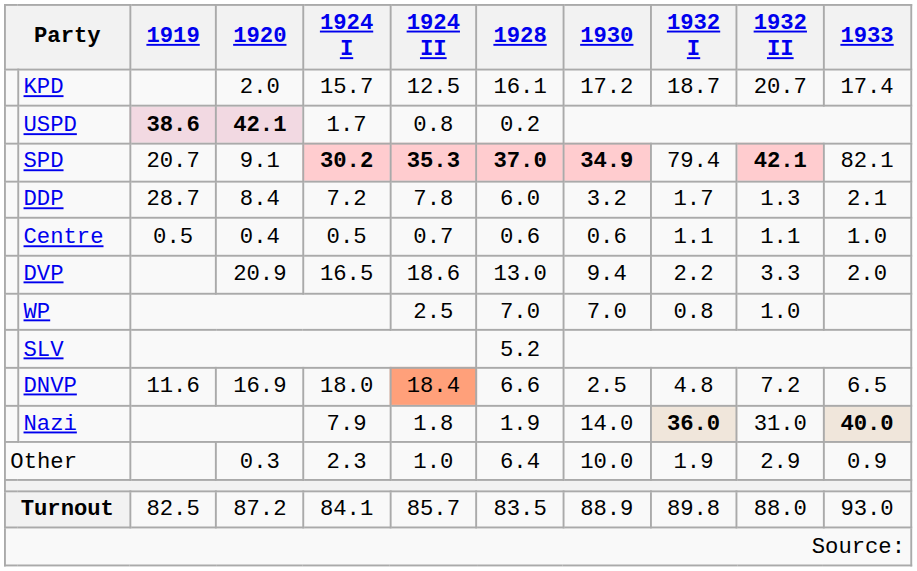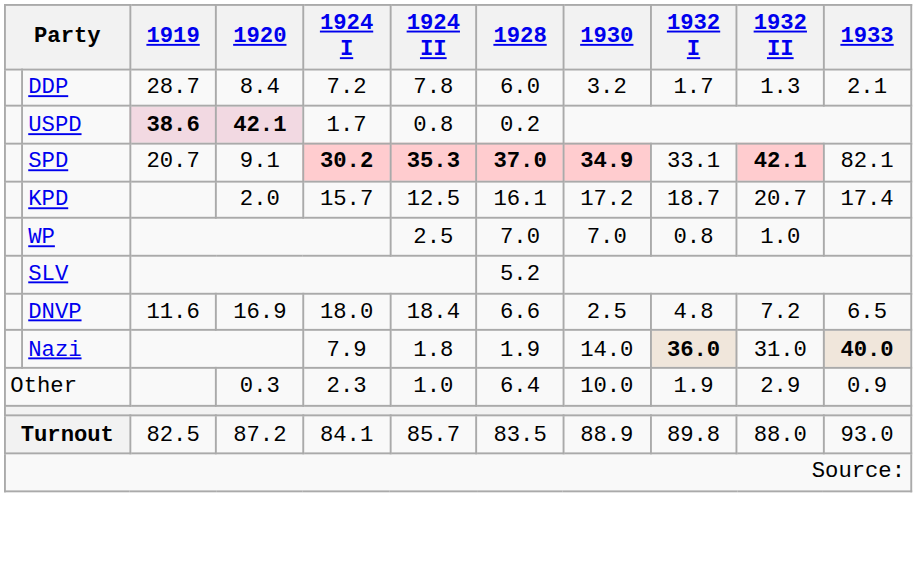rows swapped: (44, 87) <-> (44, 199)
(694, 162) 79.4 -> (694, 162) 33.1
- row: (64, 237)
- row: (44, 274)
(433, 386) lightsalmon background -> (433, 311) no background
